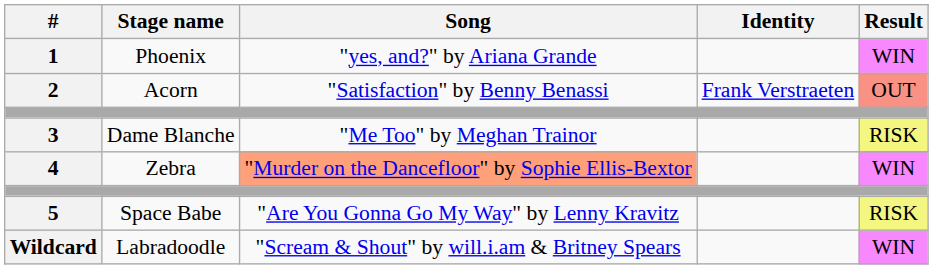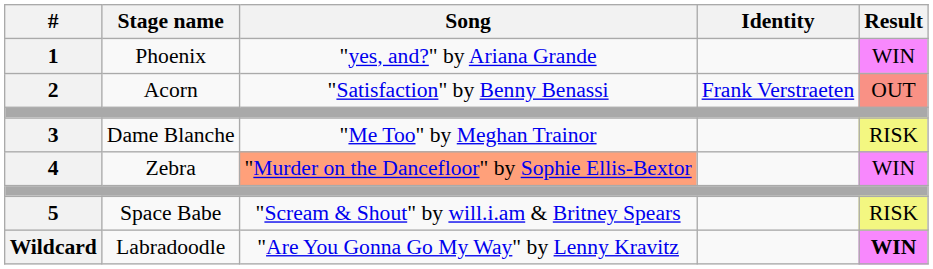(468, 212) "Are You Gonna Go My Way" by Lenny Kravitz -> (468, 212) "Scream & Shout" by will.i.am & Britney Spears
(468, 247) "Scream & Shout" by will.i.am & Britney Spears -> (468, 247) "Are You Gonna Go My Way" by Lenny Kravitz
(894, 247) normal -> (894, 247) bold
